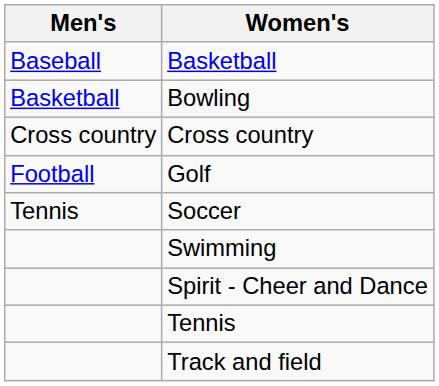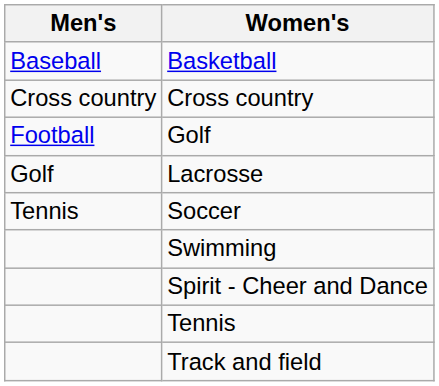- row: (209, 98)
+ row: (215, 173)
